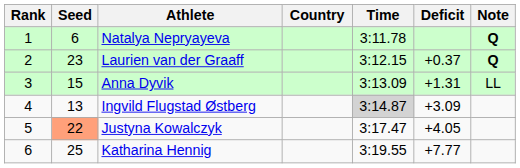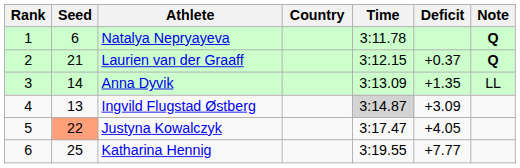(75, 60) 23 -> (75, 60) 21
(75, 83) 15 -> (75, 83) 14
(443, 83) +1.31 -> (443, 83) +1.35
